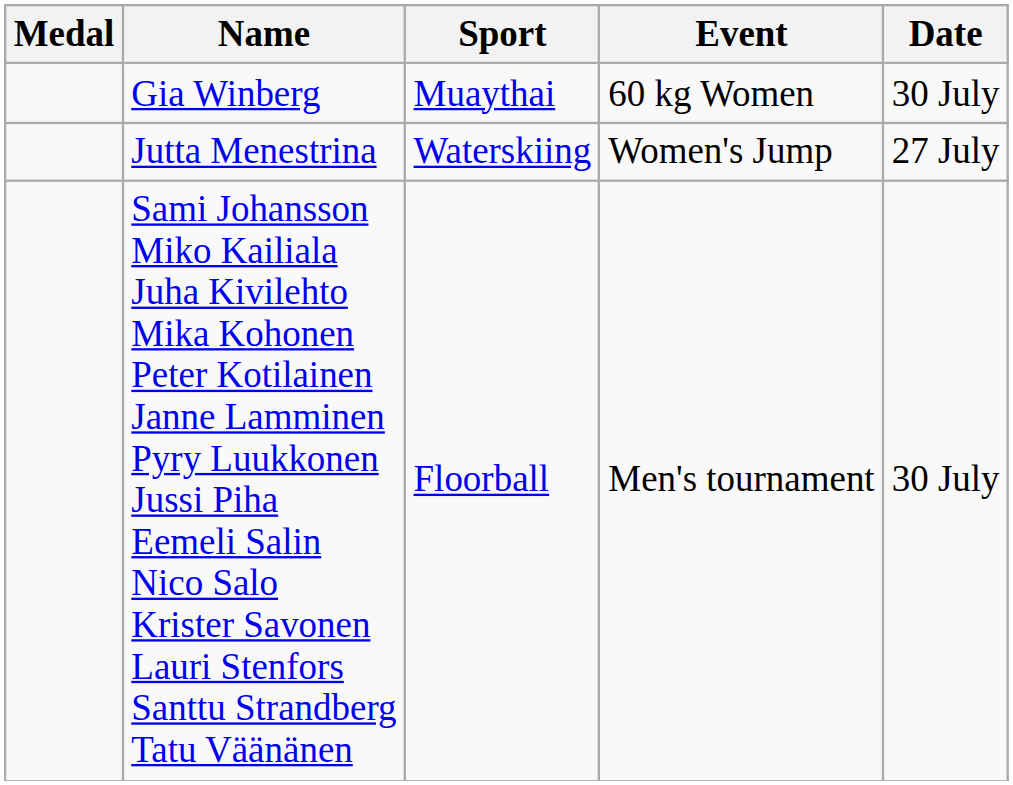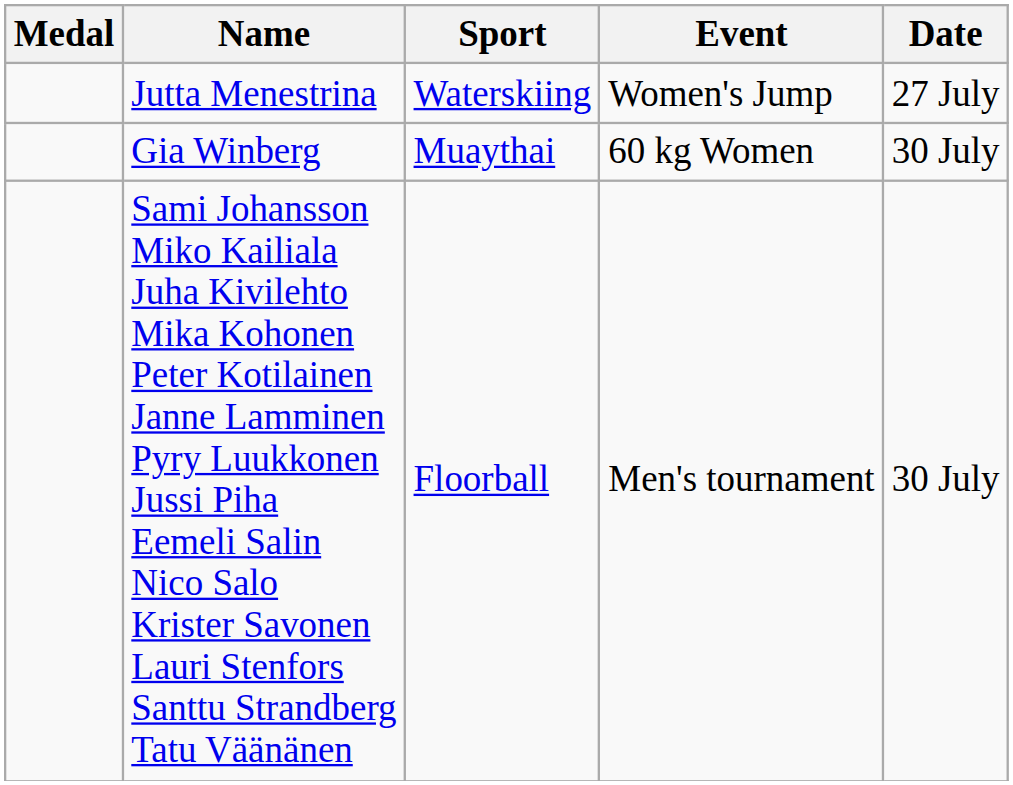rows swapped: (226, 92) <-> (254, 151)
